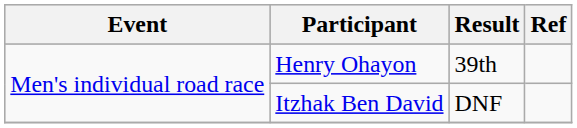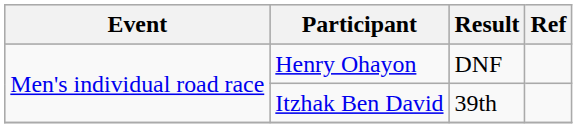(476, 63) 39th -> (478, 63) DNF
(478, 103) DNF -> (476, 103) 39th
